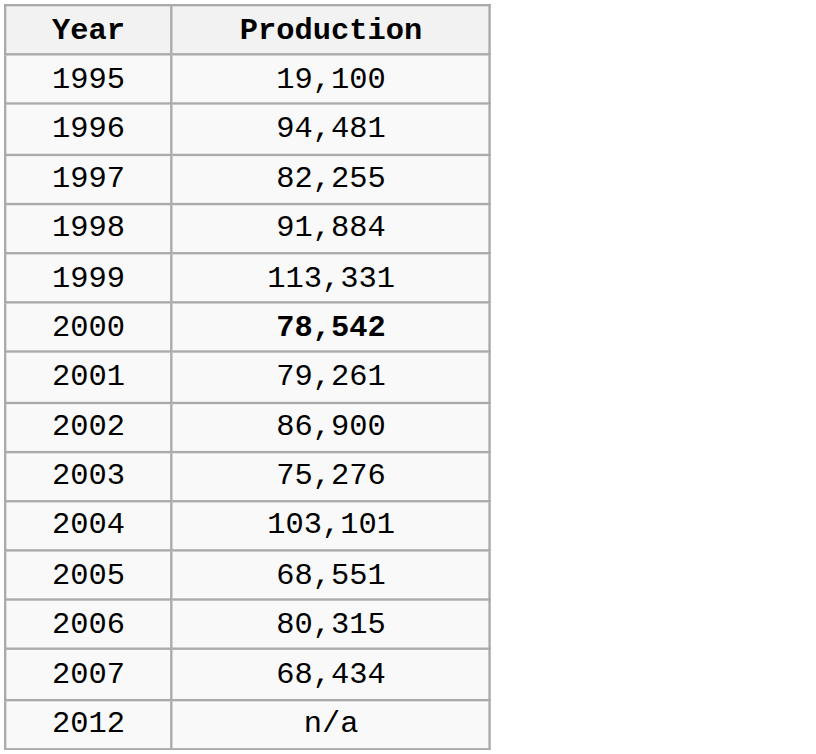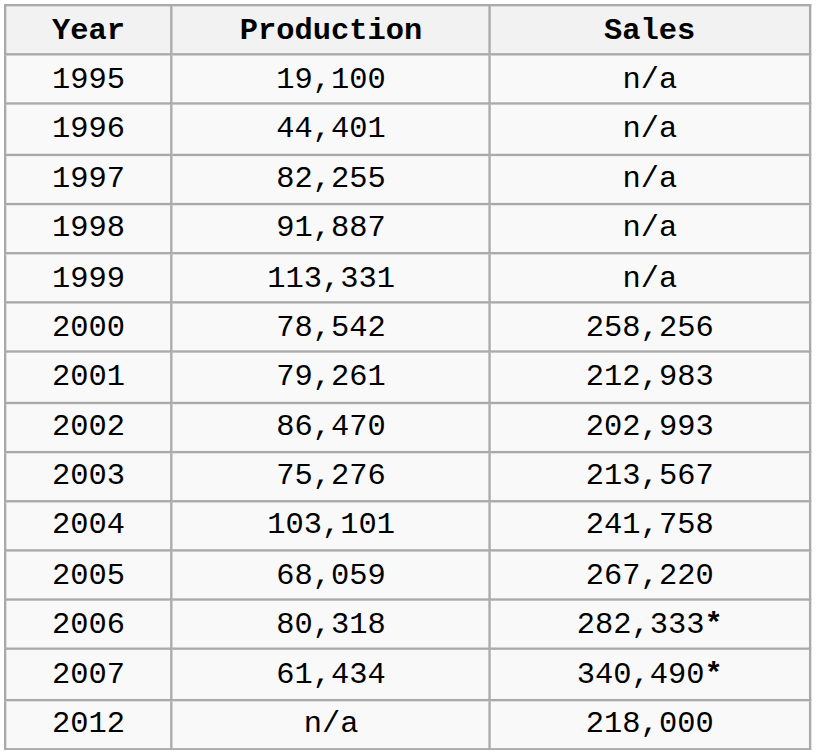+ column: (650, 30)
(331, 129) 94,481 -> (331, 129) 44,401
(331, 228) 91,884 -> (331, 228) 91,887
(331, 327) bold -> (331, 327) normal
(331, 427) 86,900 -> (331, 427) 86,470
(331, 575) 68,551 -> (331, 575) 68,059
(331, 625) 80,315 -> (331, 625) 80,318
(331, 674) 68,434 -> (331, 674) 61,434
